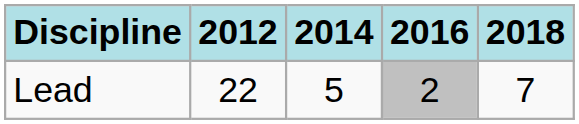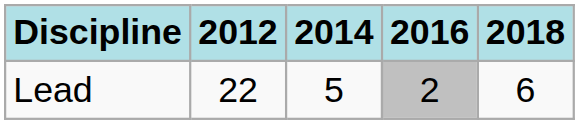(525, 89) 7 -> (525, 89) 6
